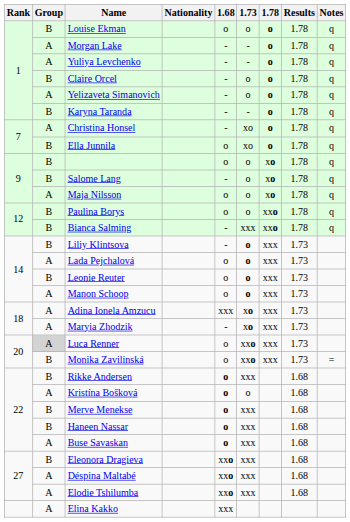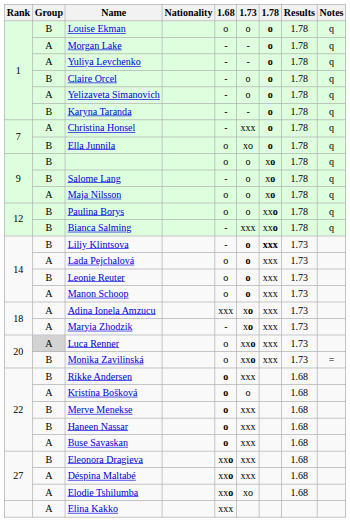(248, 128) xo -> (248, 128) xxx
(270, 244) normal -> (270, 244) bold
(248, 492) xxx -> (248, 492) xo
